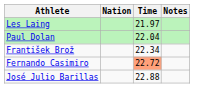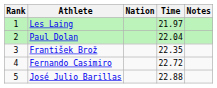+ column: (16, 11)
(147, 50) 22.34 -> (171, 50) 22.35
(147, 63) lightsalmon background -> (171, 63) no background
